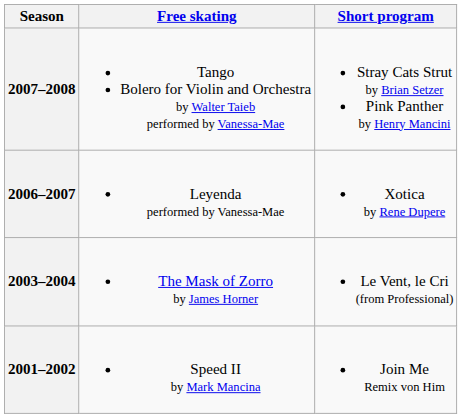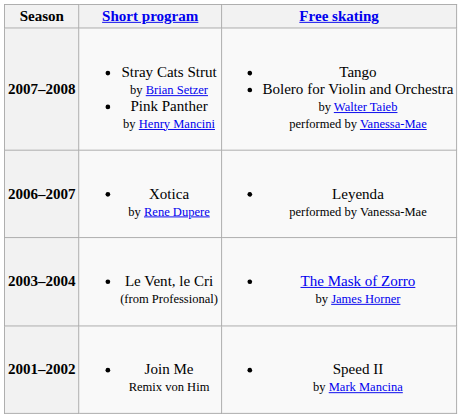columns swapped: (386, 16) <-> (197, 16)
